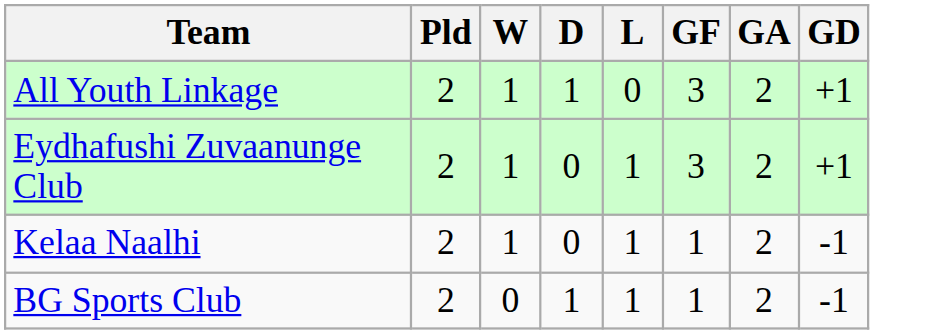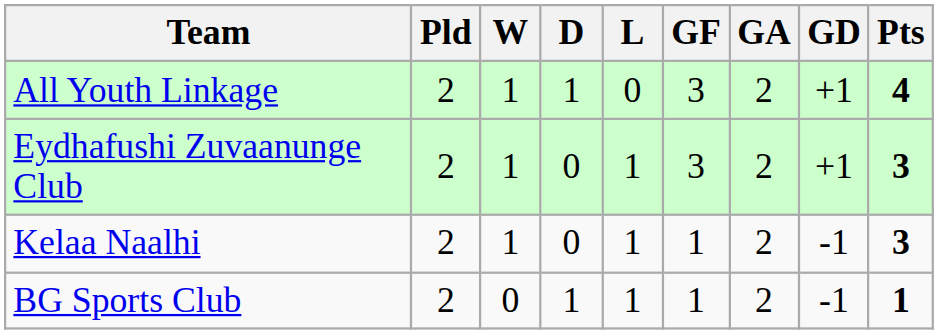+ column: (901, 32)
